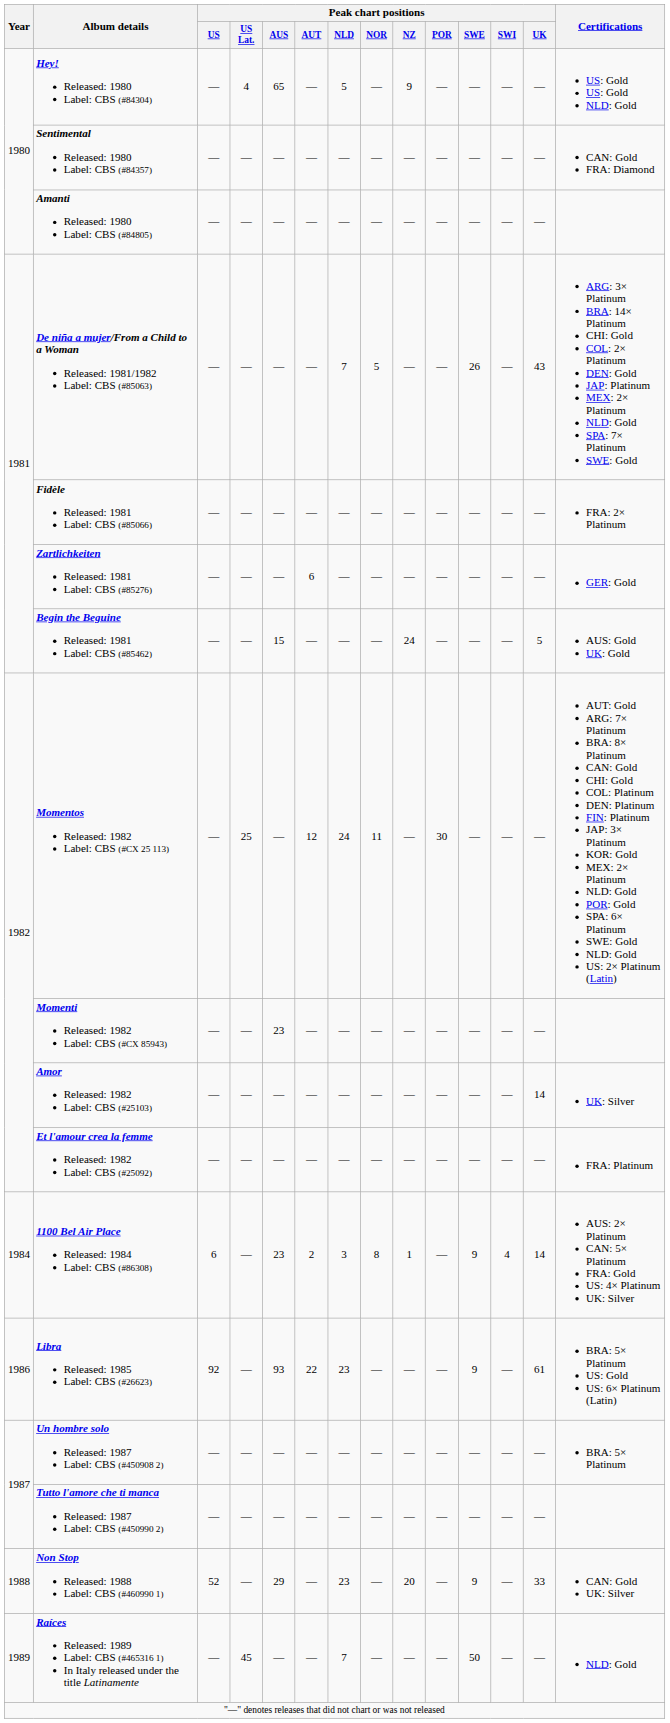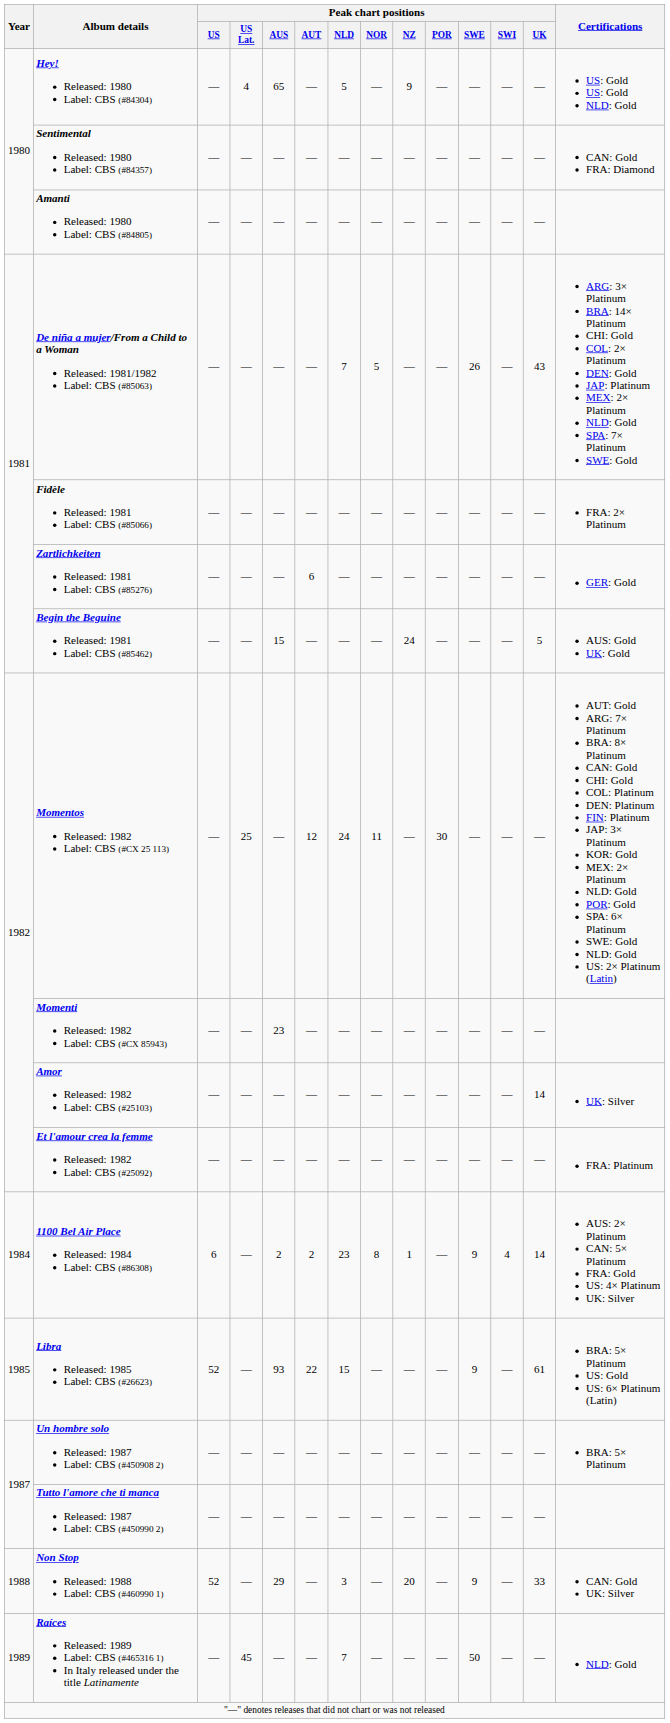(279, 1255) 23 -> (279, 1255) 2
(344, 1255) 3 -> (344, 1255) 23
(19, 1369) 1986 -> (19, 1369) 1985
(214, 1369) 92 -> (214, 1369) 52
(344, 1369) 23 -> (344, 1369) 15
(344, 1581) 23 -> (344, 1581) 3
